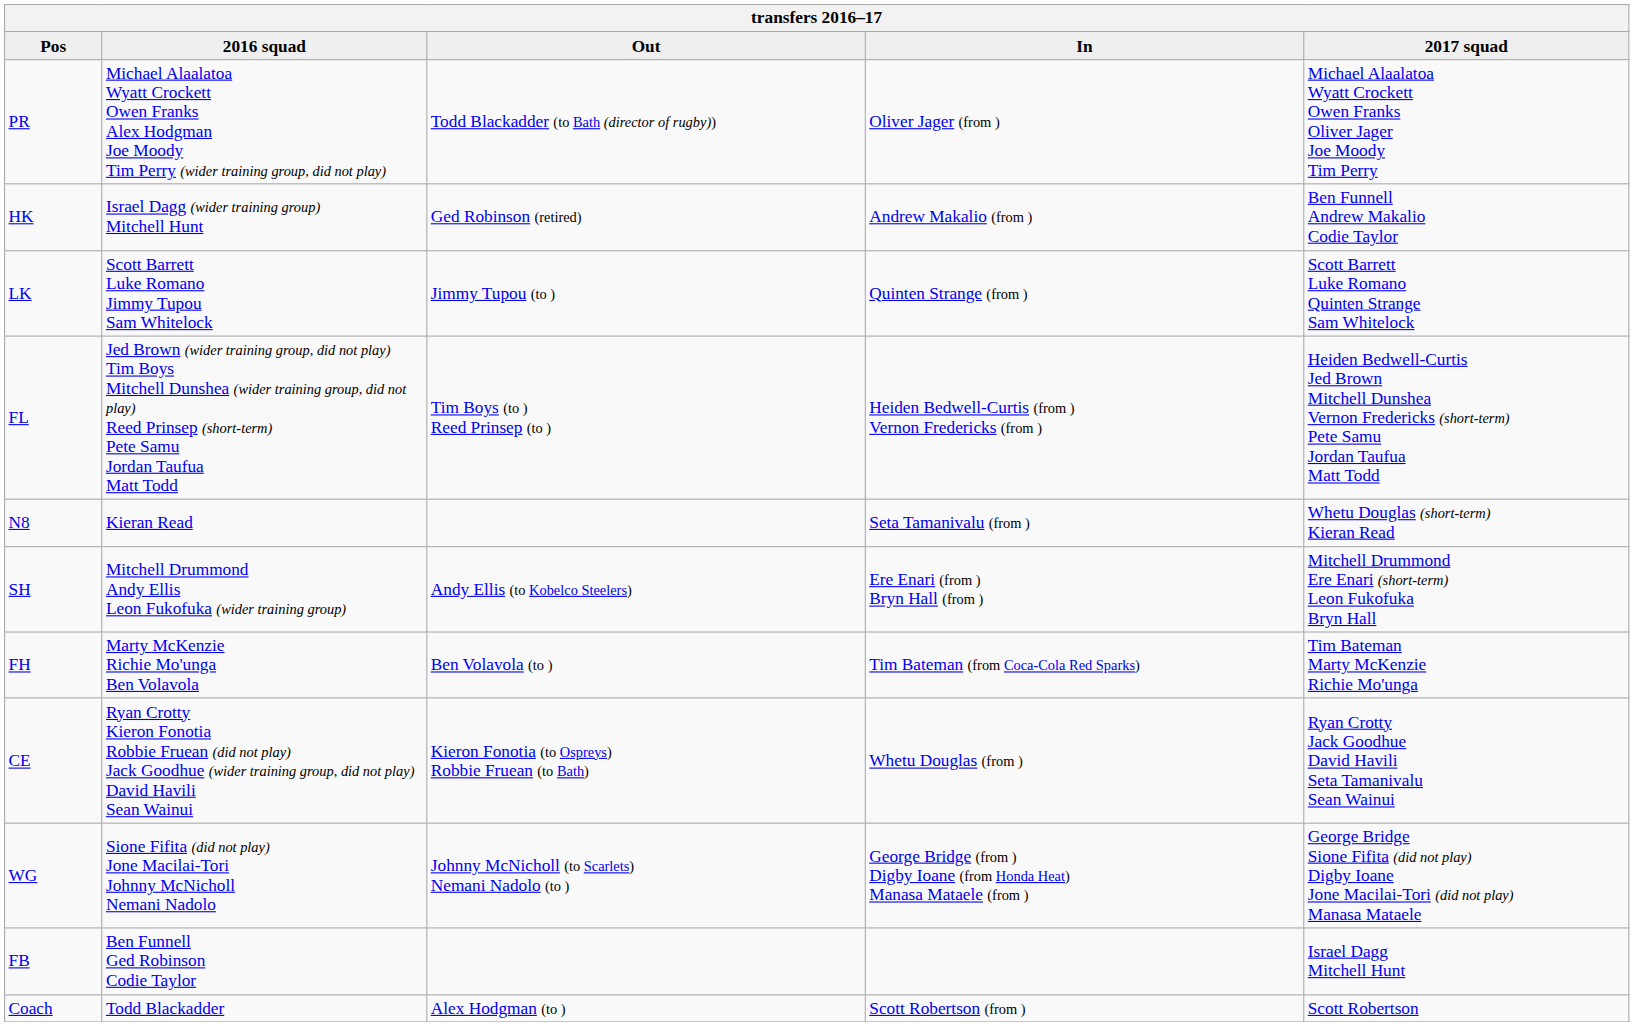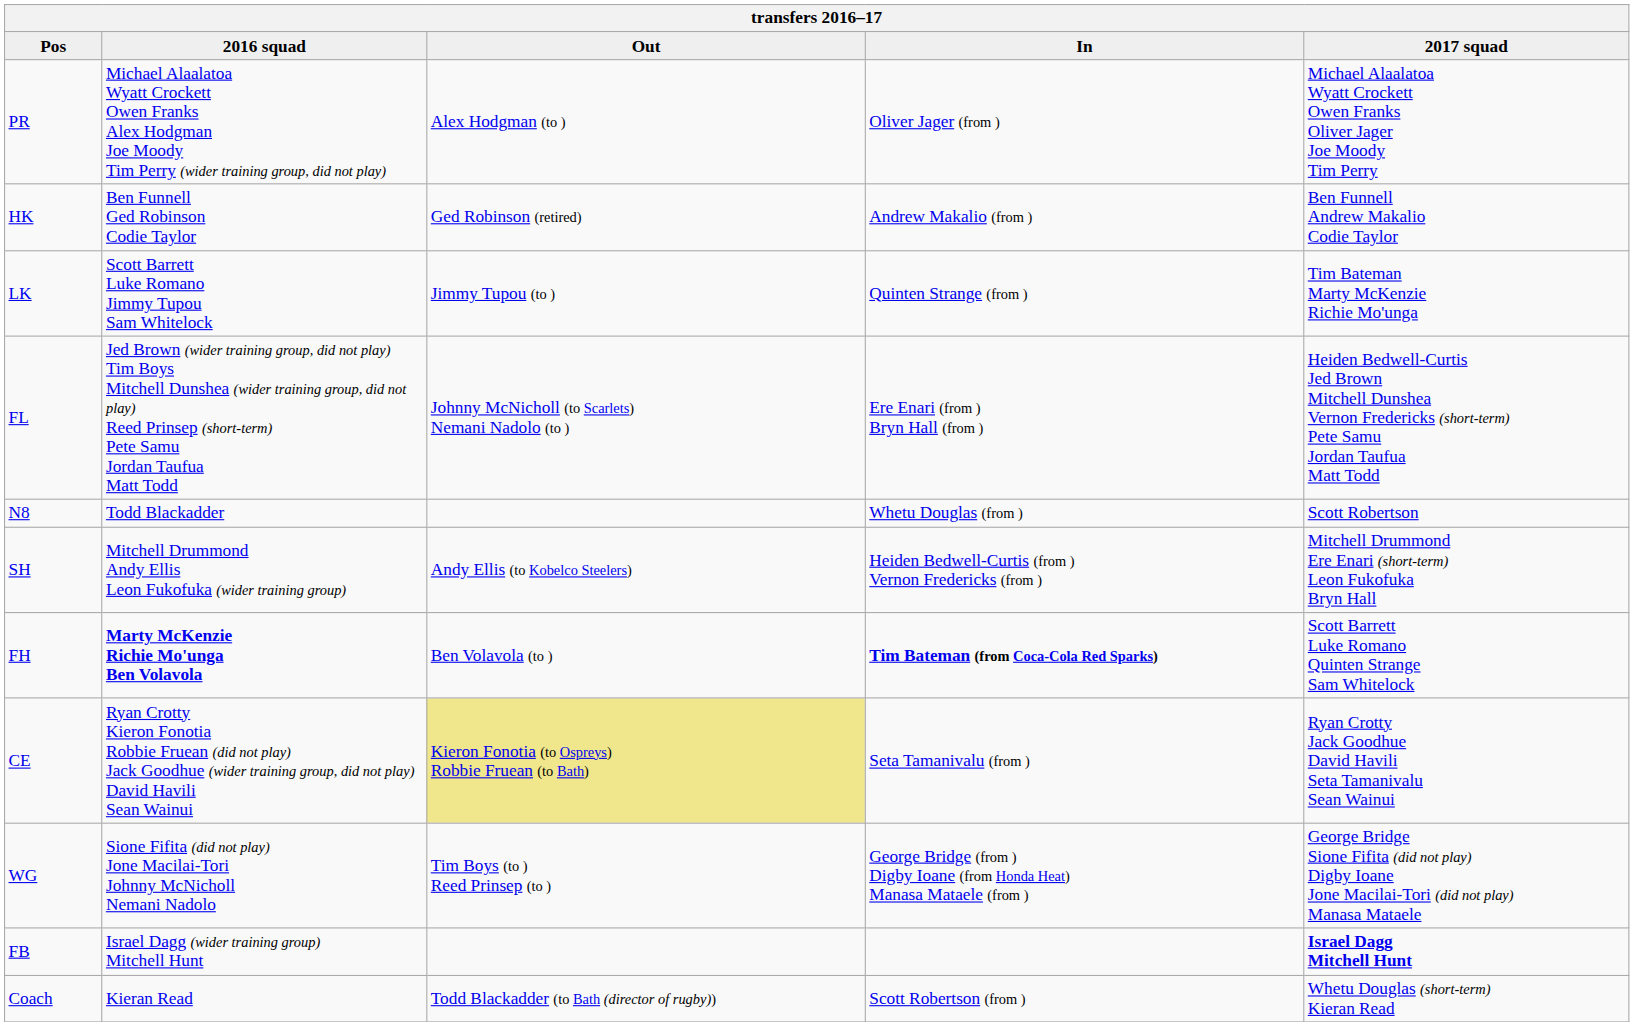(573, 121) Todd Blackadder (to Bath (director of rugby)) -> (498, 121) Alex Hodgman (to )
(213, 217) Israel Dagg (wider training group) Mitchell Hunt -> (156, 217) Ben Funnell Ged Robinson Codie Taylor
(1364, 293) Scott Barrett Luke Romano Quinten Strange Sam Whitelock -> (1367, 293) Tim Bateman Marty McKenzie Richie Mo'unga
(491, 417) Tim Boys (to ) Reed Prinsep (to ) -> (532, 417) Johnny McNicholl (to Scarlets) Nemani Nadolo (to )
(972, 417) Heiden Bedwell-Curtis (from ) Vernon Fredericks (from ) -> (926, 417) Ere Enari (from ) Bryn Hall (from )
(149, 522) Kieran Read -> (165, 513) Todd Blackadder
(950, 522) Seta Tamanivalu (from ) -> (946, 513) Whetu Douglas (from )
(1399, 522) Whetu Douglas (short-term) Kieran Read -> (1363, 513) Scott Robertson
(926, 589) Ere Enari (from ) Bryn Hall (from ) -> (972, 569) Heiden Bedwell-Curtis (from ) Vernon Fredericks (from )
(165, 665) normal -> (169, 655) bold
(1005, 665) normal -> (1014, 655) bold
(1367, 665) Tim Bateman Marty McKenzie Richie Mo'unga -> (1364, 655) Scott Barrett Luke Romano Quinten Strange Sam Whitelock
(521, 760) no background -> (521, 760) khaki background
(946, 760) Whetu Douglas (from ) -> (950, 760) Seta Tamanivalu (from )
(532, 875) Johnny McNicholl (to Scarlets) Nemani Nadolo (to ) -> (491, 875) Tim Boys (to ) Reed Prinsep (to )
(156, 961) Ben Funnell Ged Robinson Codie Taylor -> (213, 951) Israel Dagg (wider training group) Mitchell Hunt
(1356, 961) normal -> (1360, 951) bold
(165, 1008) Todd Blackadder -> (149, 998) Kieran Read
(498, 1008) Alex Hodgman (to ) -> (573, 998) Todd Blackadder (to Bath (director of rugby))
(1363, 1008) Scott Robertson -> (1399, 998) Whetu Douglas (short-term) Kieran Read
